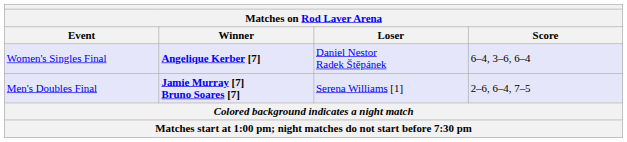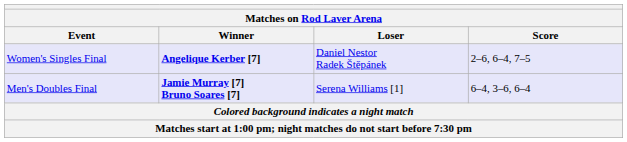(501, 58) 6–4, 3–6, 6–4 -> (501, 58) 2–6, 6–4, 7–5
(501, 88) 2–6, 6–4, 7–5 -> (501, 88) 6–4, 3–6, 6–4
